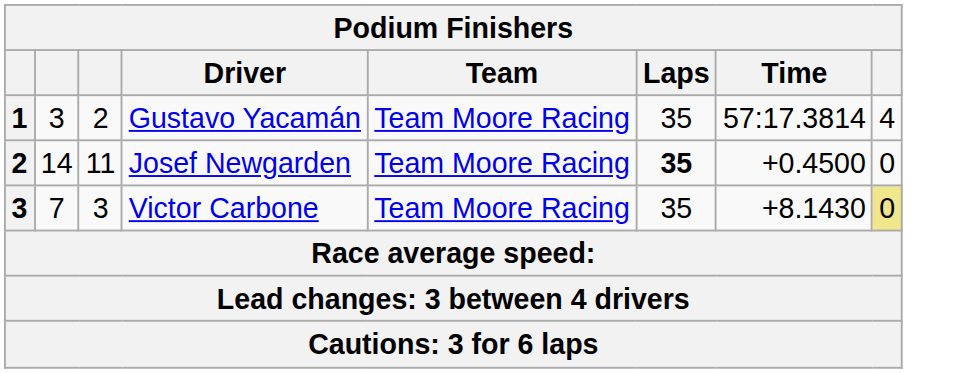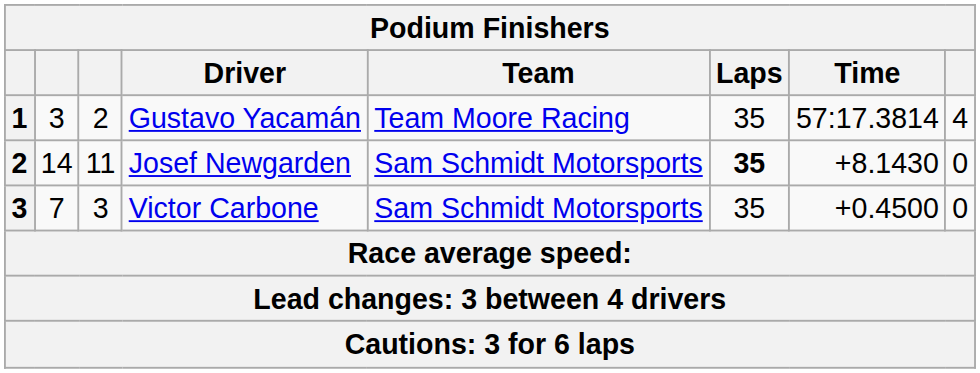(502, 163) Team Moore Racing -> (539, 163) Sam Schmidt Motorsports
(814, 163) +0.4500 -> (887, 163) +8.1430
(502, 209) Team Moore Racing -> (539, 209) Sam Schmidt Motorsports
(814, 209) +8.1430 -> (887, 209) +0.4500
(887, 209) khaki background -> (960, 209) no background
